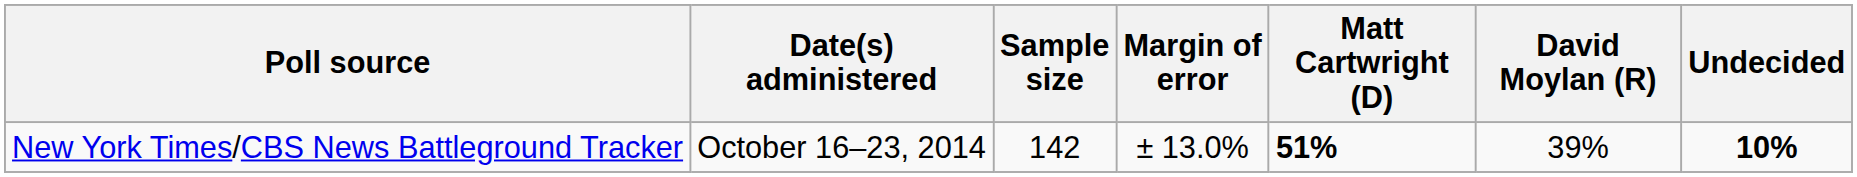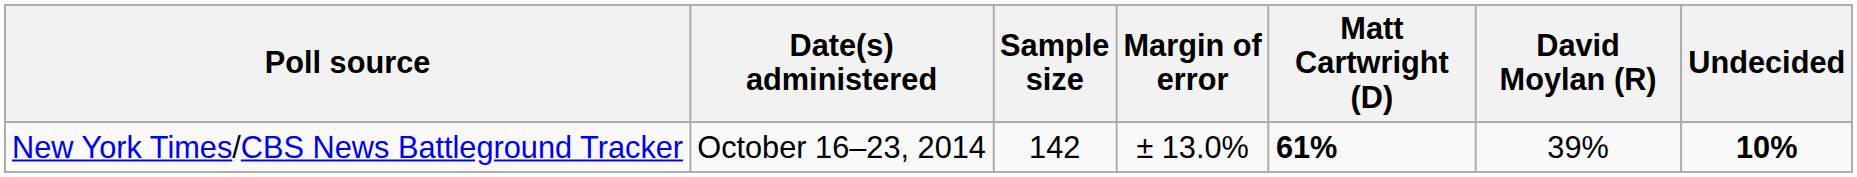(1307, 146) 51% -> (1307, 146) 61%
